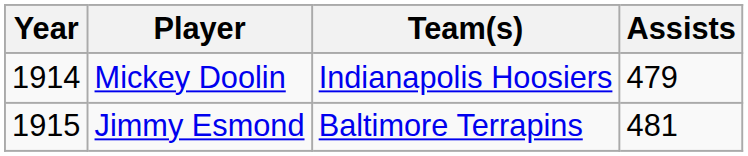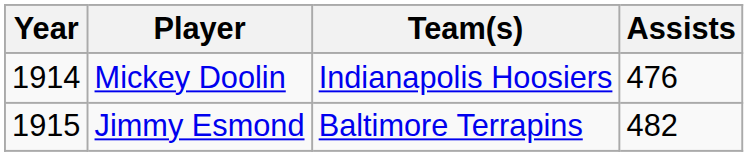(652, 77) 479 -> (652, 77) 476
(652, 126) 481 -> (652, 126) 482
